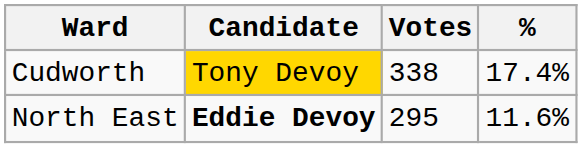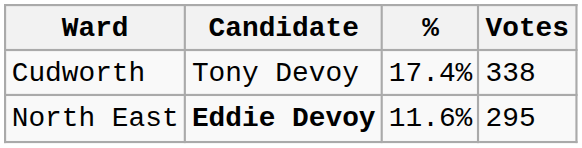columns swapped: (431, 28) <-> (527, 28)
(275, 73) gold background -> (275, 73) no background
